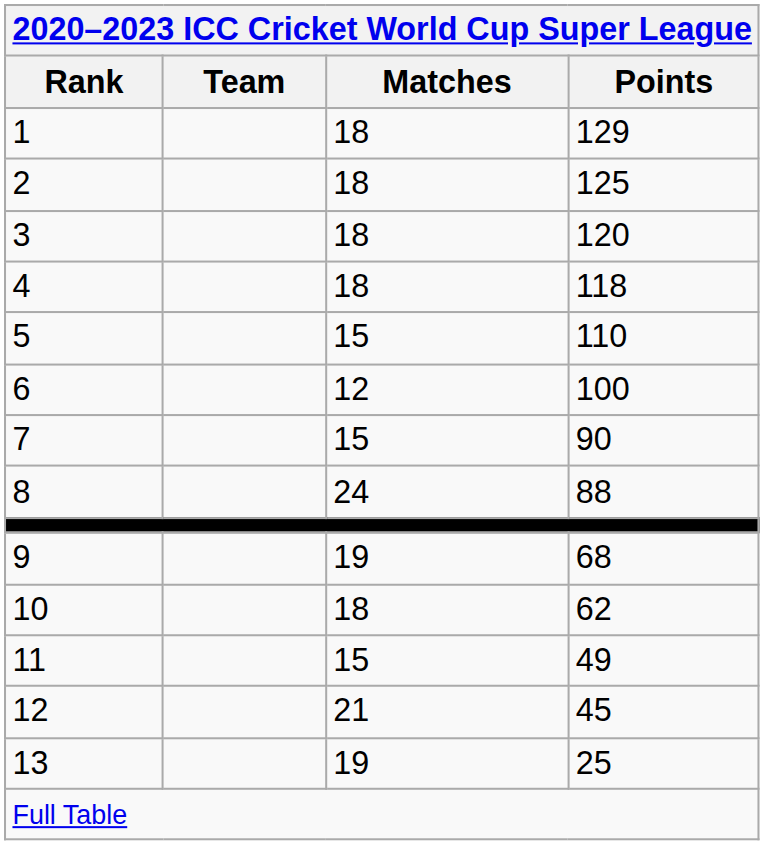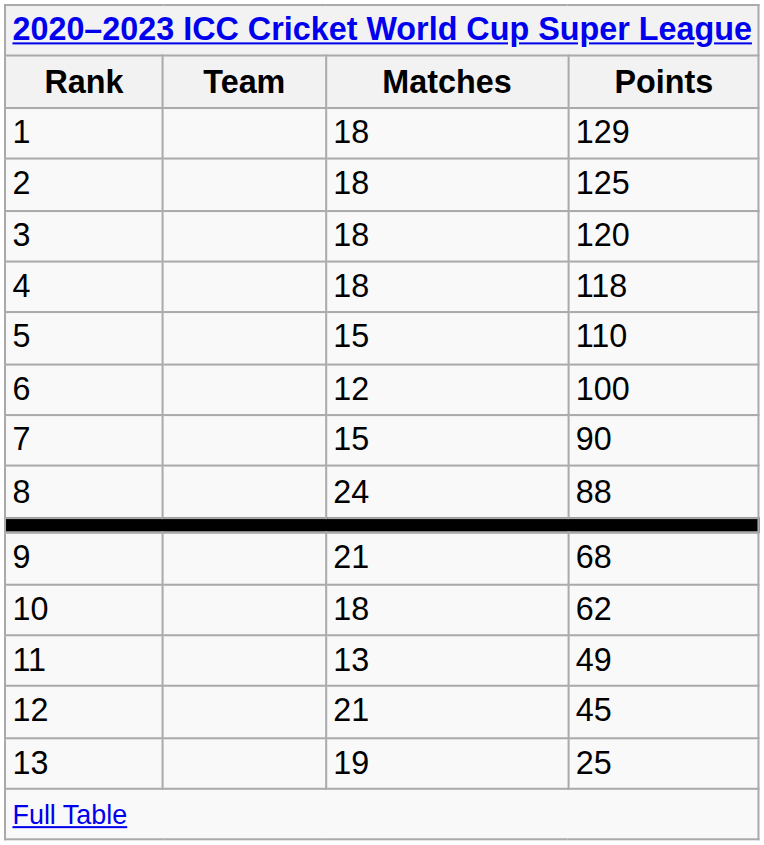(351, 557) 19 -> (351, 557) 21
(351, 660) 15 -> (351, 660) 13
